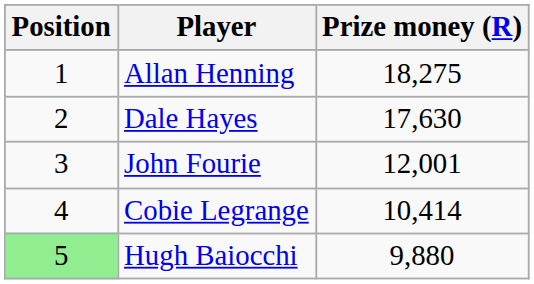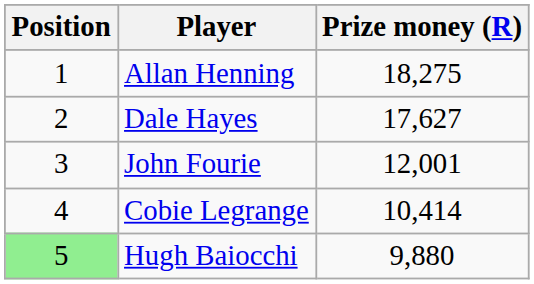(422, 118) 17,630 -> (422, 118) 17,627
